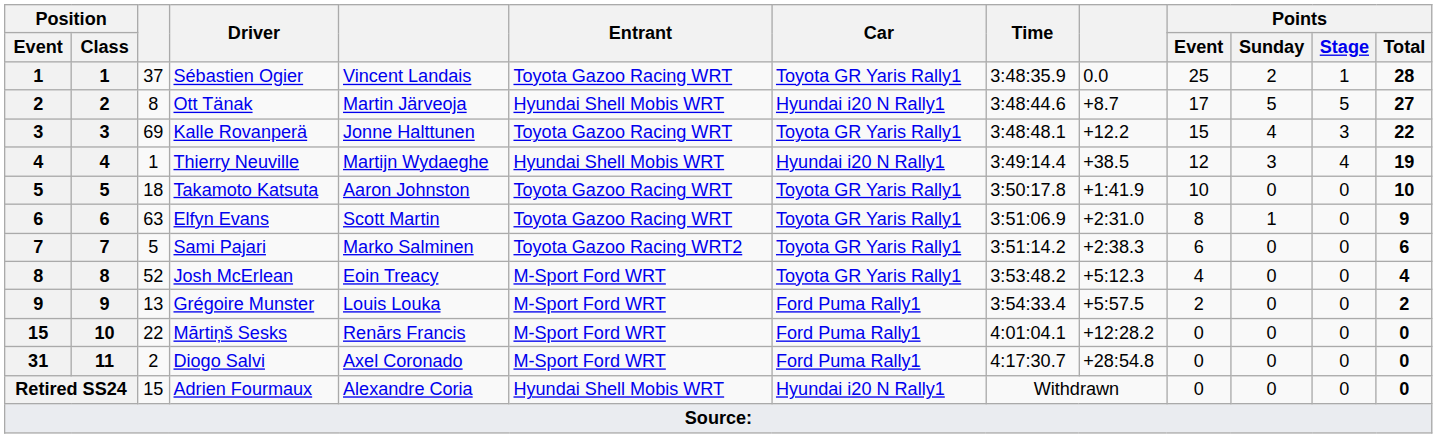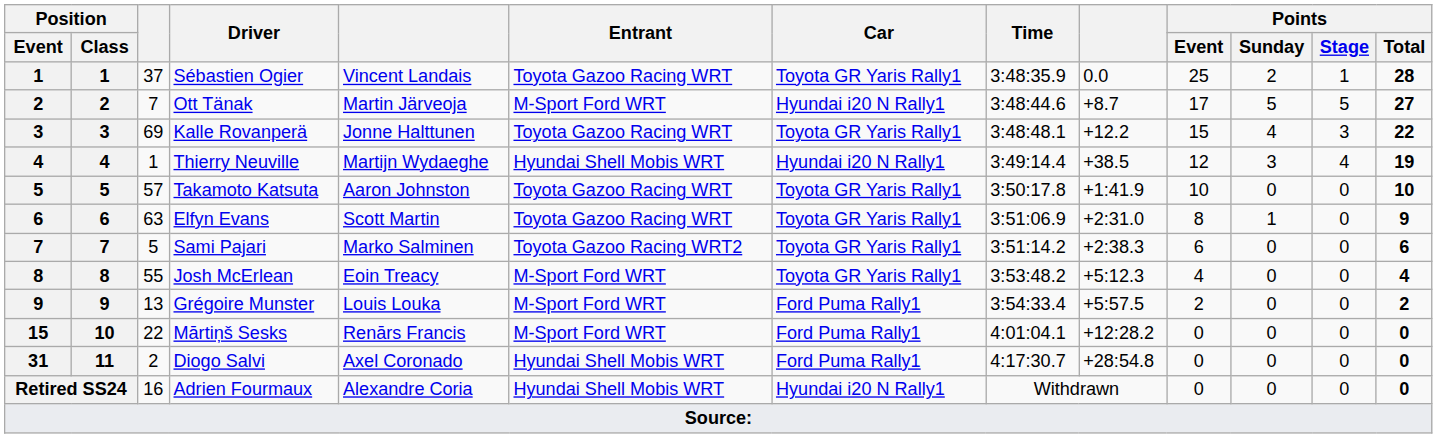(153, 104) 8 -> (153, 104) 7
(619, 104) Hyundai Shell Mobis WRT -> (590, 104) M-Sport Ford WRT
(153, 190) 18 -> (153, 190) 57
(153, 275) 52 -> (153, 275) 55
(590, 361) M-Sport Ford WRT -> (619, 361) Hyundai Shell Mobis WRT
(153, 389) 15 -> (153, 389) 16
